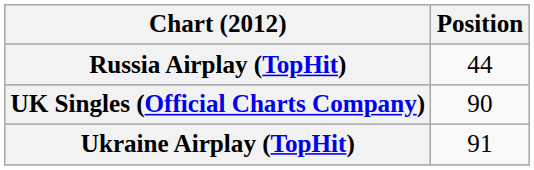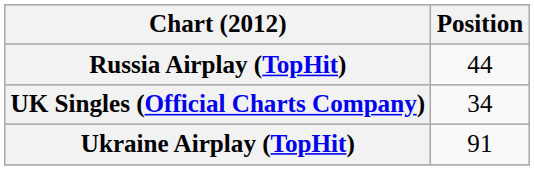(480, 104) 90 -> (480, 104) 34
